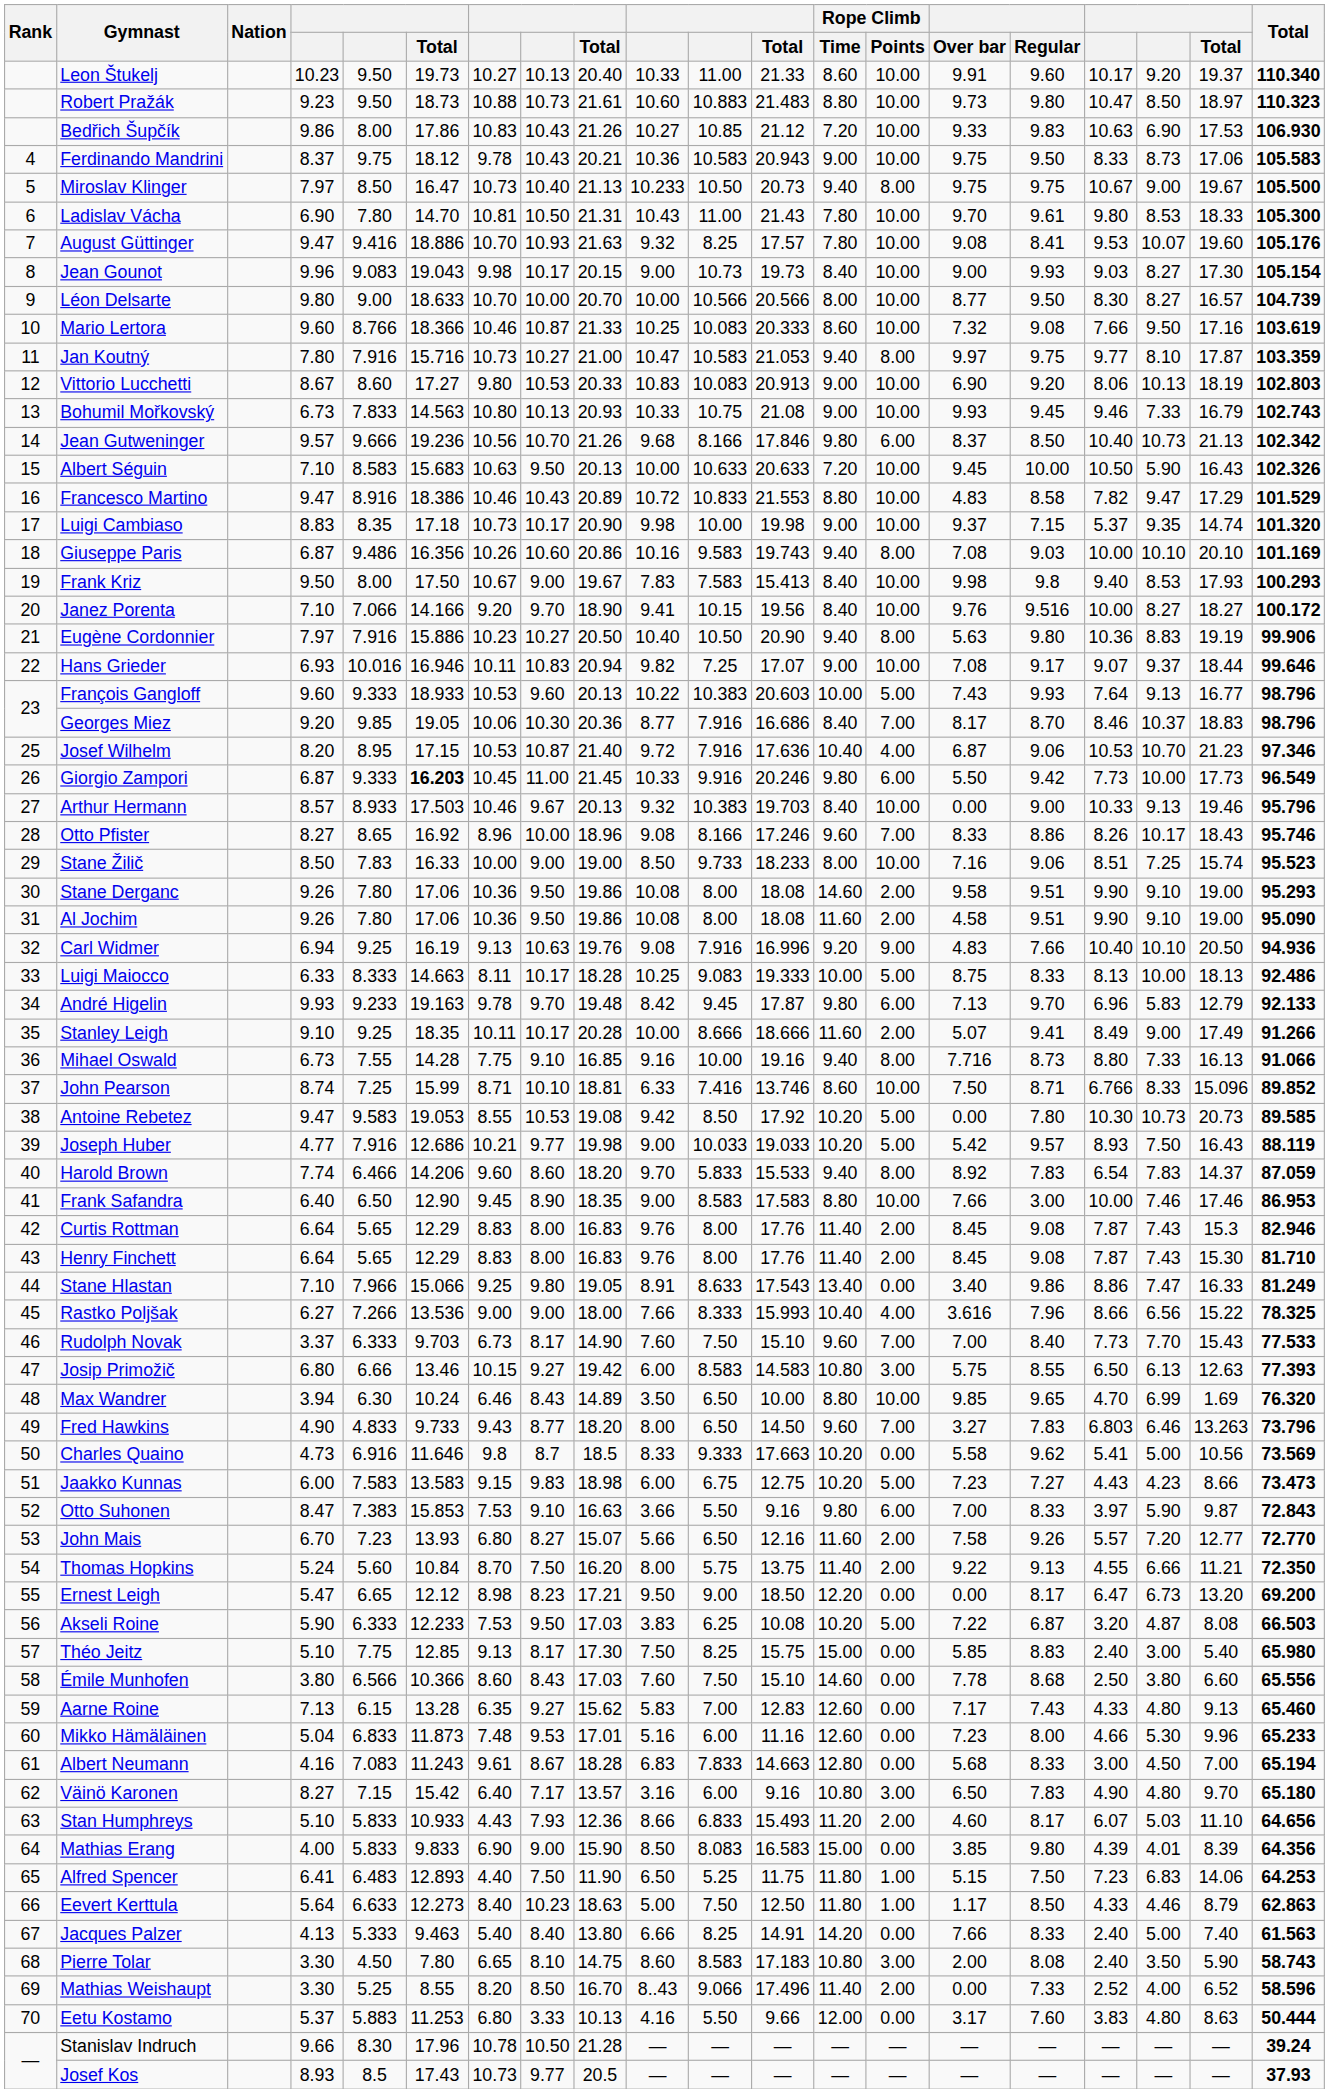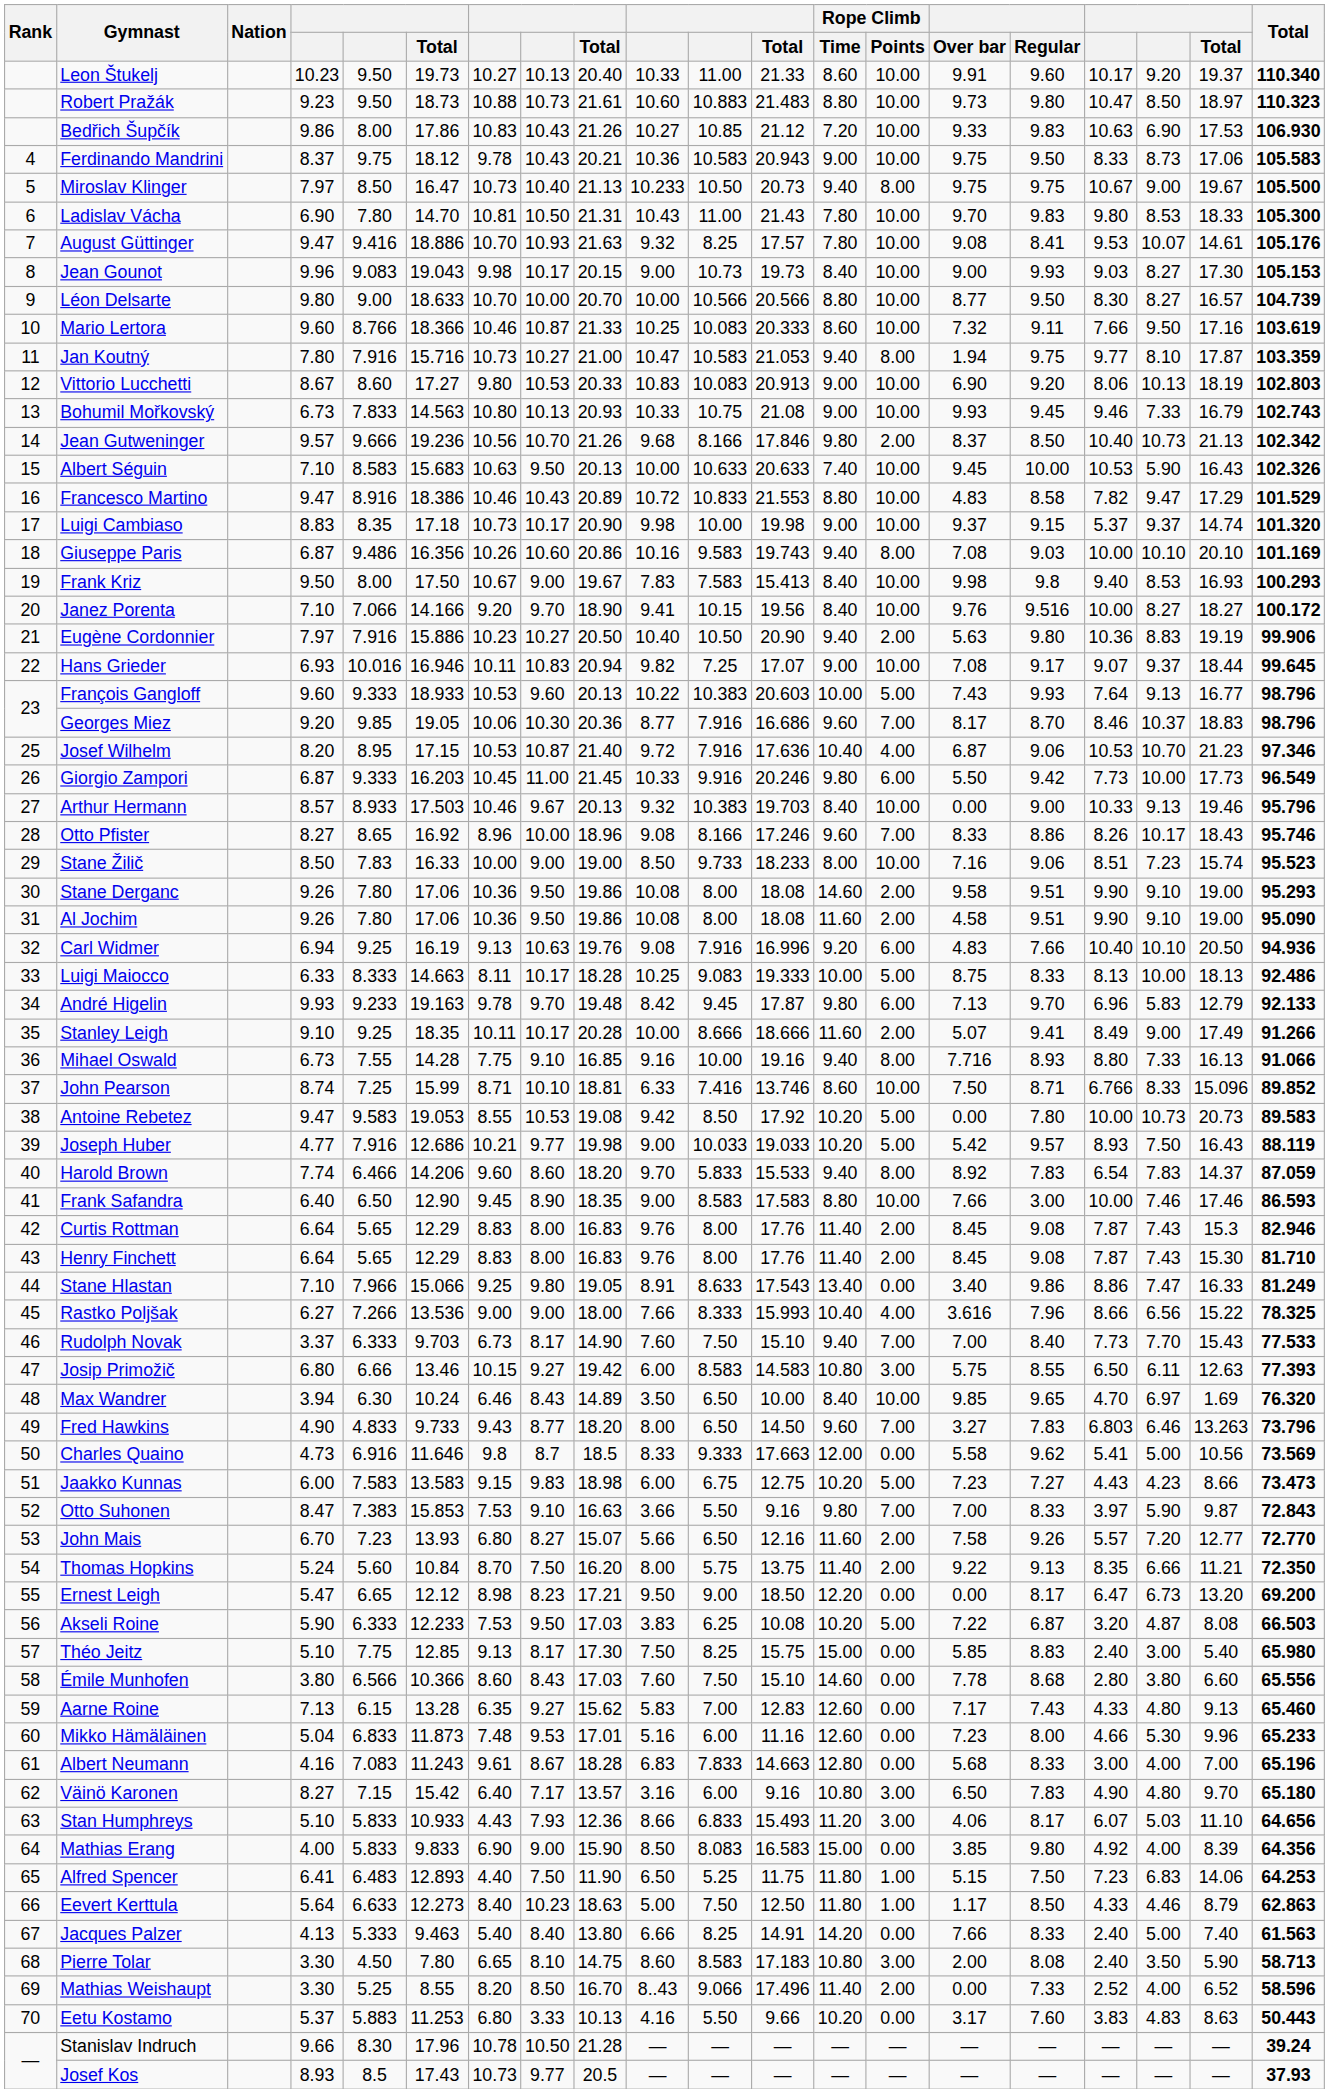(1047, 215) 9.61 -> (1047, 215) 9.83
(1221, 243) 19.60 -> (1221, 243) 14.61
(1288, 272) 105.154 -> (1288, 272) 105.153
(840, 300) 8.00 -> (840, 300) 8.80
(1047, 328) 9.08 -> (1047, 328) 9.11
(969, 356) 9.97 -> (969, 356) 1.94
(898, 441) 6.00 -> (898, 441) 2.00
(840, 469) 7.20 -> (840, 469) 7.40
(1111, 469) 10.50 -> (1111, 469) 10.53
(1047, 525) 7.15 -> (1047, 525) 9.15
(1163, 525) 9.35 -> (1163, 525) 9.37
(1221, 581) 17.93 -> (1221, 581) 16.93
(898, 638) 8.00 -> (898, 638) 2.00
(1288, 666) 99.646 -> (1288, 666) 99.645
(840, 722) 8.40 -> (840, 722) 9.60
(437, 779) bold -> (437, 779) normal
(1163, 863) 7.25 -> (1163, 863) 7.23
(898, 948) 9.00 -> (898, 948) 6.00
(1047, 1060) 8.73 -> (1047, 1060) 8.93
(1111, 1117) 10.30 -> (1111, 1117) 10.00
(1288, 1117) 89.585 -> (1288, 1117) 89.583
(1288, 1201) 86.953 -> (1288, 1201) 86.593
(840, 1342) 9.60 -> (840, 1342) 9.40
(1163, 1370) 6.13 -> (1163, 1370) 6.11
(840, 1398) 8.80 -> (840, 1398) 8.40
(1163, 1398) 6.99 -> (1163, 1398) 6.97
(840, 1455) 10.20 -> (840, 1455) 12.00
(898, 1511) 6.00 -> (898, 1511) 7.00
(1111, 1567) 4.55 -> (1111, 1567) 8.35
(1111, 1680) 2.50 -> (1111, 1680) 2.80
(1163, 1764) 4.50 -> (1163, 1764) 4.00
(1288, 1764) 65.194 -> (1288, 1764) 65.196
(898, 1821) 2.00 -> (898, 1821) 3.00
(969, 1821) 4.60 -> (969, 1821) 4.06
(1111, 1849) 4.39 -> (1111, 1849) 4.92
(1163, 1849) 4.01 -> (1163, 1849) 4.00
(1288, 1962) 58.743 -> (1288, 1962) 58.713
(840, 2018) 12.00 -> (840, 2018) 10.20
(1163, 2018) 4.80 -> (1163, 2018) 4.83
(1288, 2018) 50.444 -> (1288, 2018) 50.443
